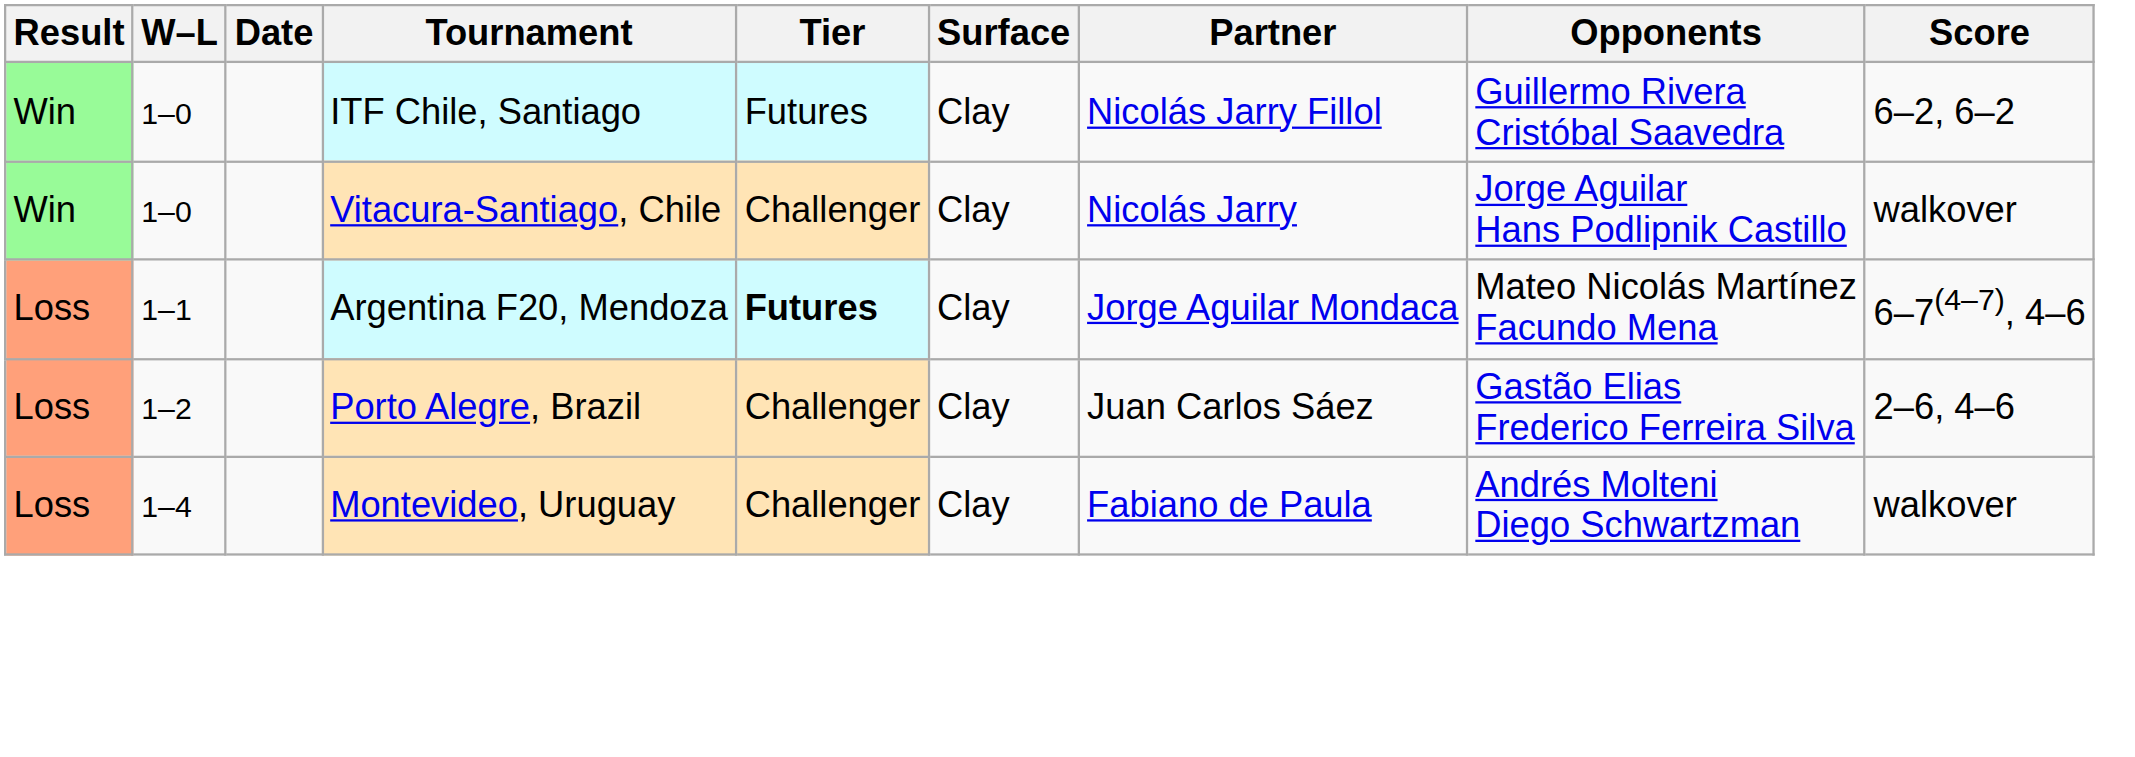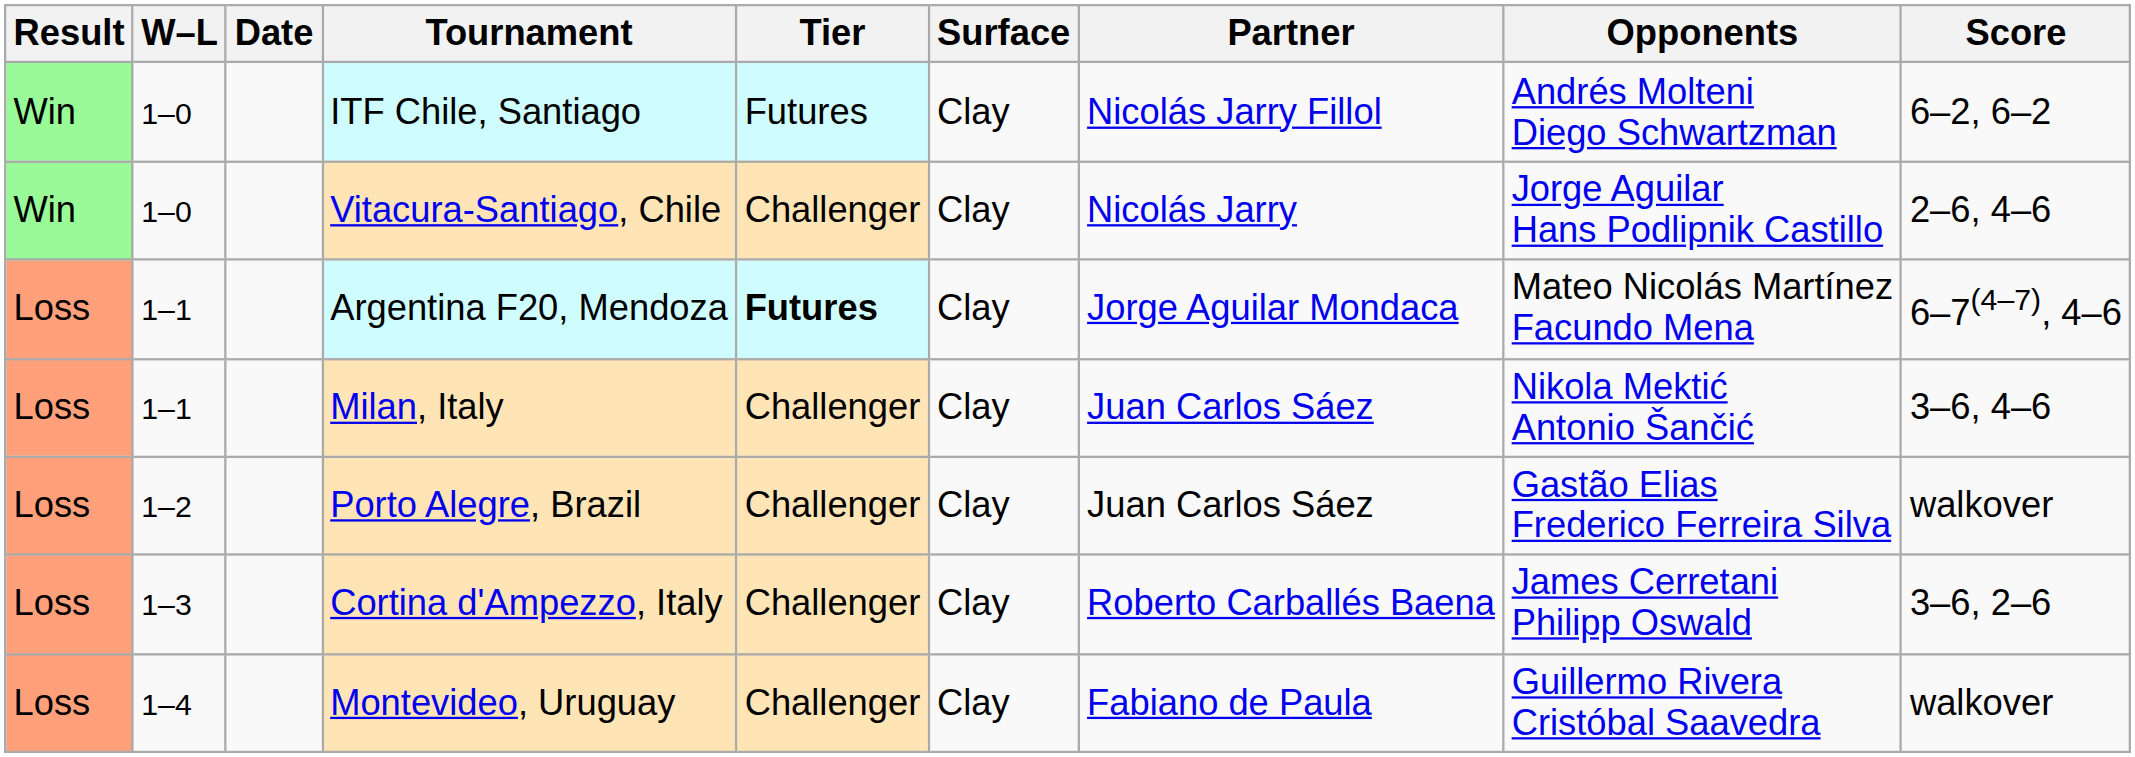(1630, 111) Guillermo Rivera Cristóbal Saavedra -> (1674, 111) Andrés Molteni Diego Schwartzman
(1945, 209) walkover -> (1981, 209) 2–6, 4–6
+ row: (417, 406)
(1944, 406) 2–6, 4–6 -> (1982, 505) walkover
+ row: (526, 603)
(1638, 505) Andrés Molteni Diego Schwartzman -> (1666, 702) Guillermo Rivera Cristóbal Saavedra
